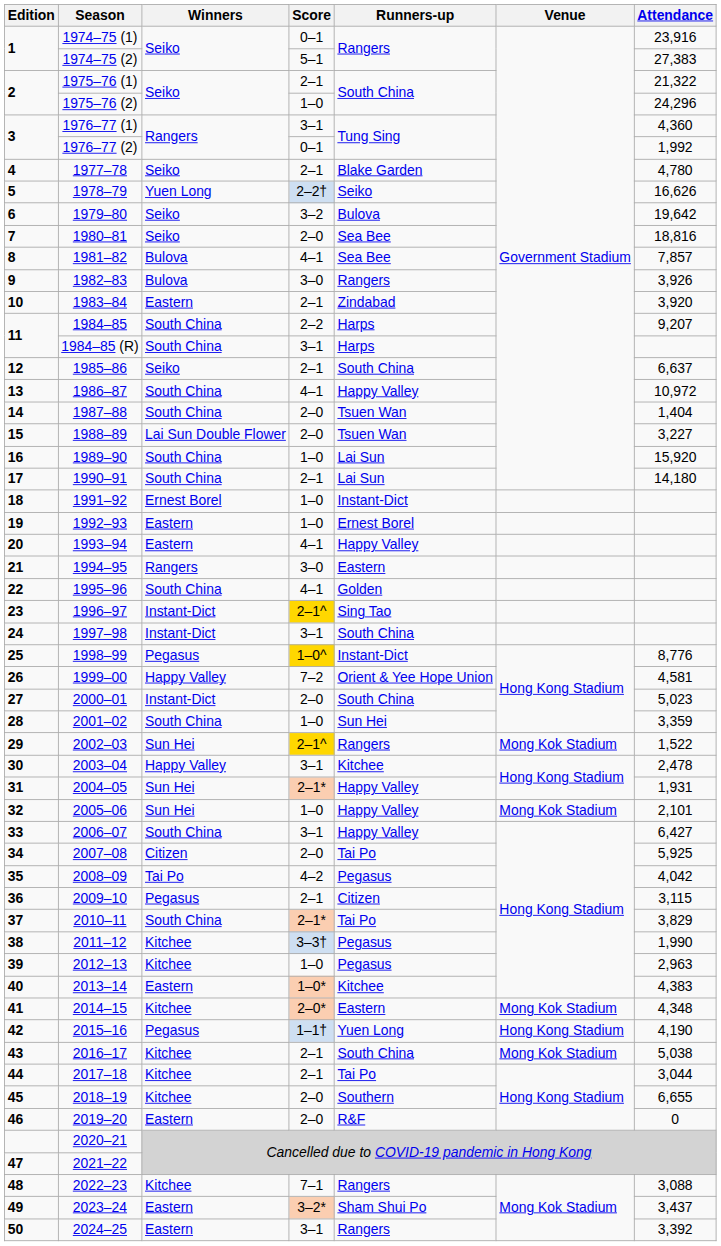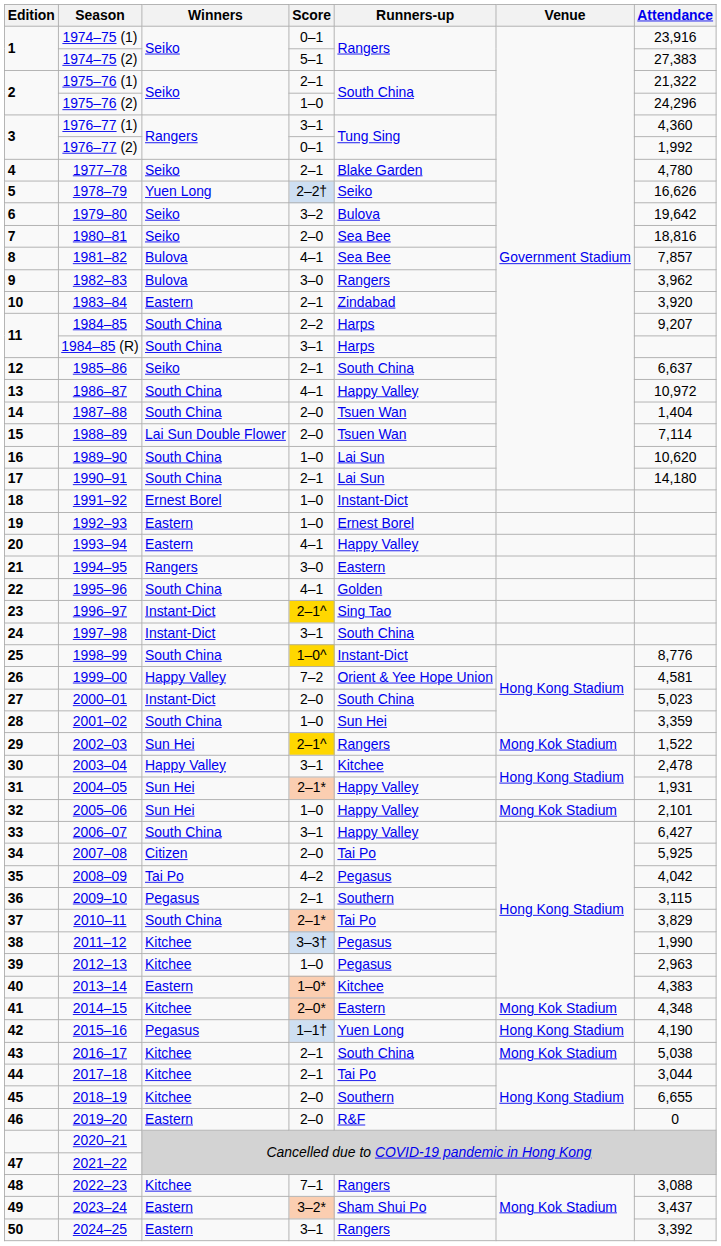(675, 280) 3,926 -> (675, 280) 3,962
(675, 434) 3,227 -> (675, 434) 7,114
(675, 457) 15,920 -> (675, 457) 10,620
(172, 655) Pegasus -> (183, 655) South China
(359, 898) Citizen -> (366, 898) Southern
